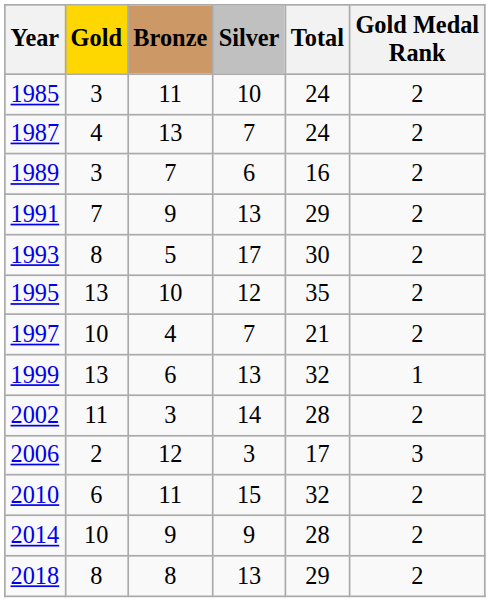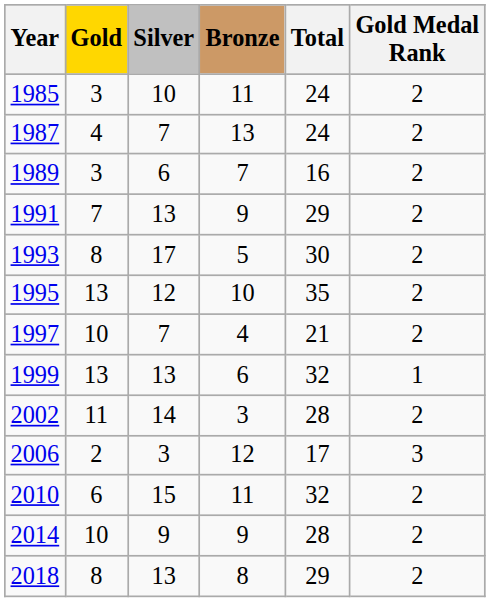columns swapped: (249, 39) <-> (170, 39)
